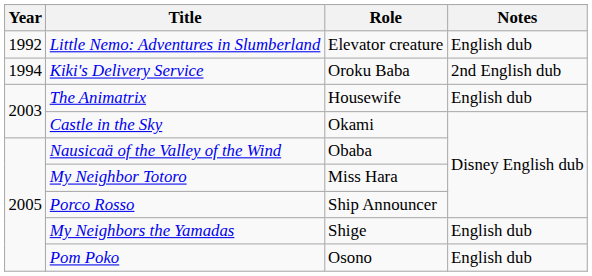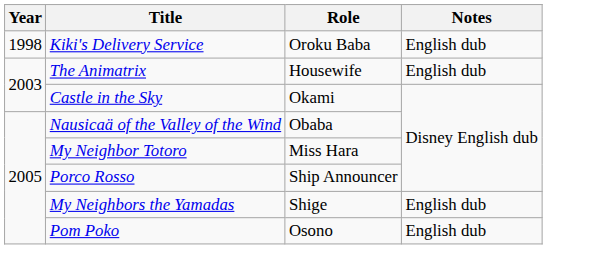- row: (185, 44)
(25, 71) 1994 -> (25, 44) 1998
(506, 71) 2nd English dub -> (446, 44) English dub
